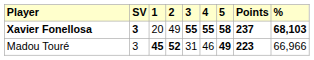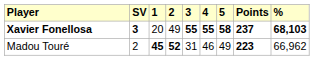(135, 47) 3 -> (135, 47) 2
(225, 47) bold -> (225, 47) normal
(290, 47) 66,966 -> (290, 47) 66,962
